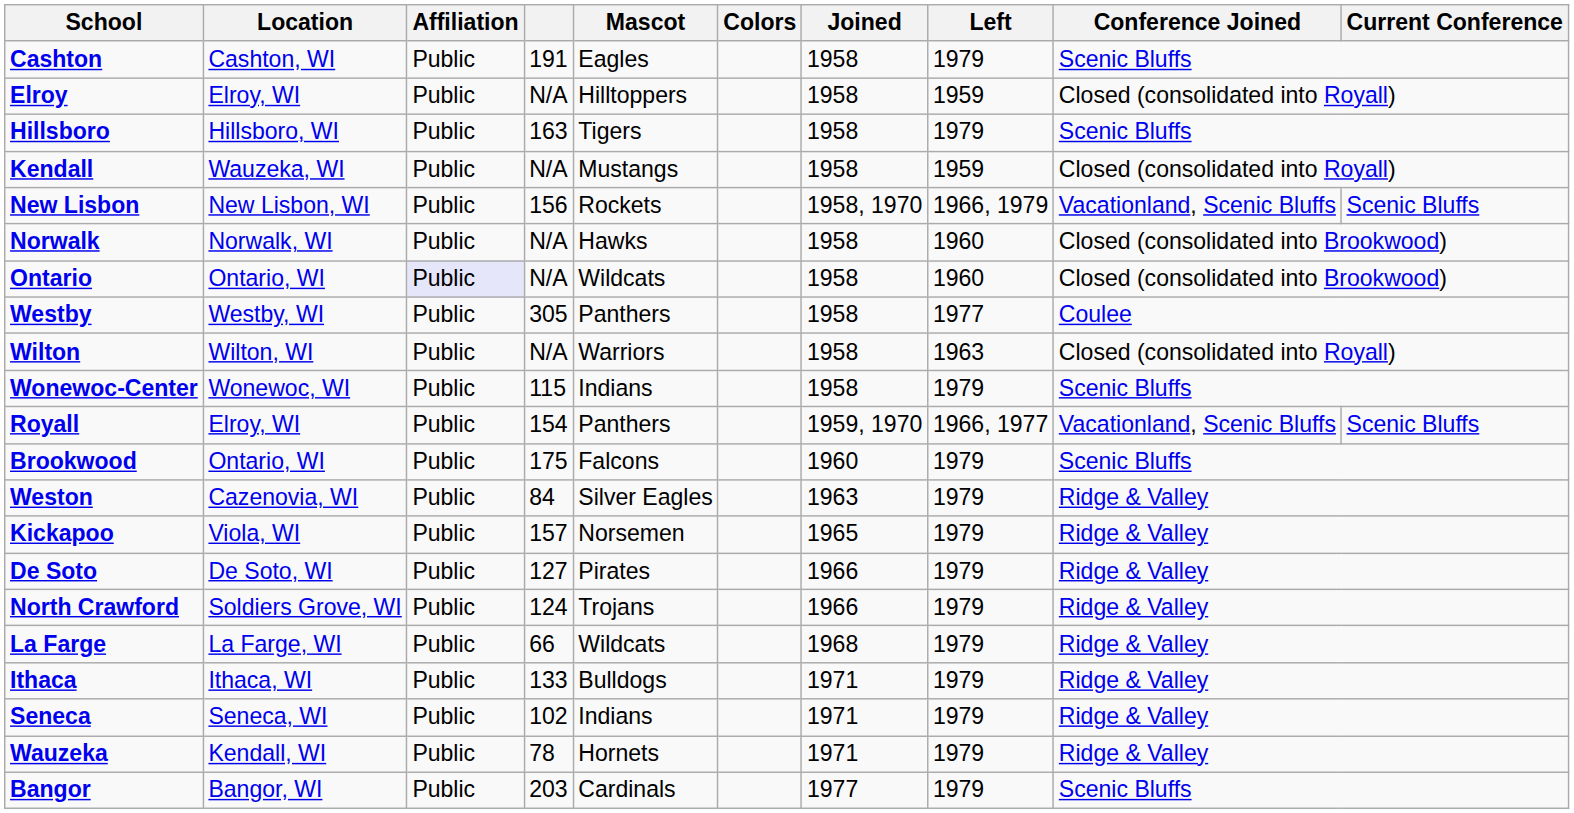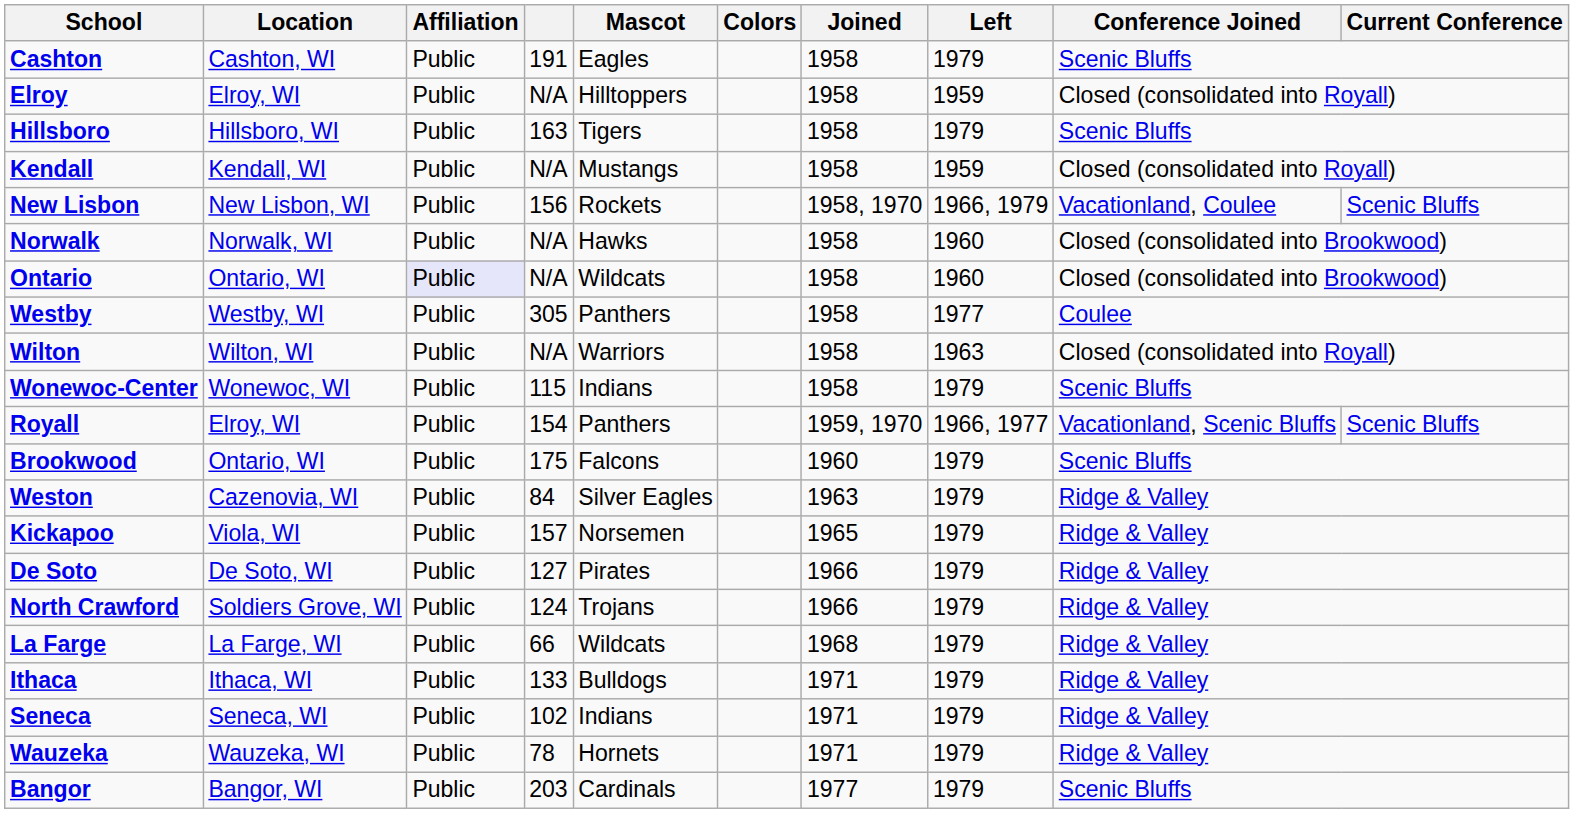(276, 168) Wauzeka, WI -> (267, 168) Kendall, WI
(1197, 205) Vacationland, Scenic Bluffs -> (1167, 205) Vacationland, Coulee
(267, 753) Kendall, WI -> (276, 753) Wauzeka, WI
